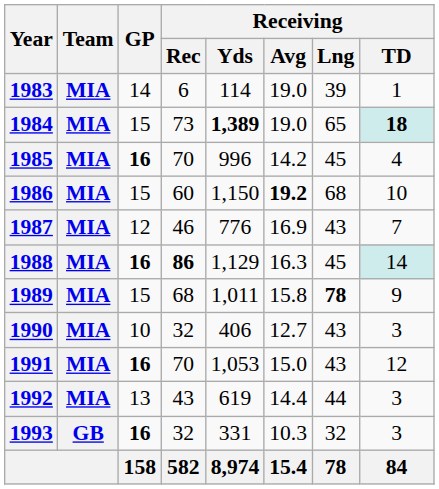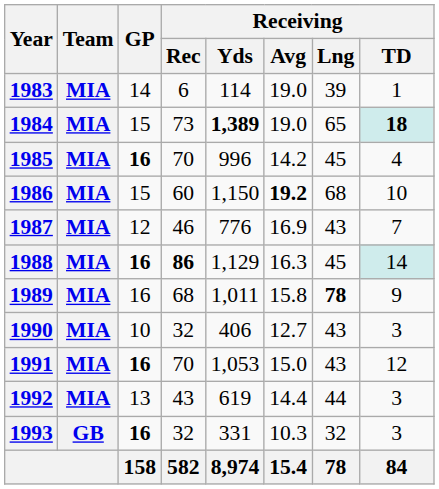(140, 295) 15 -> (140, 295) 16
